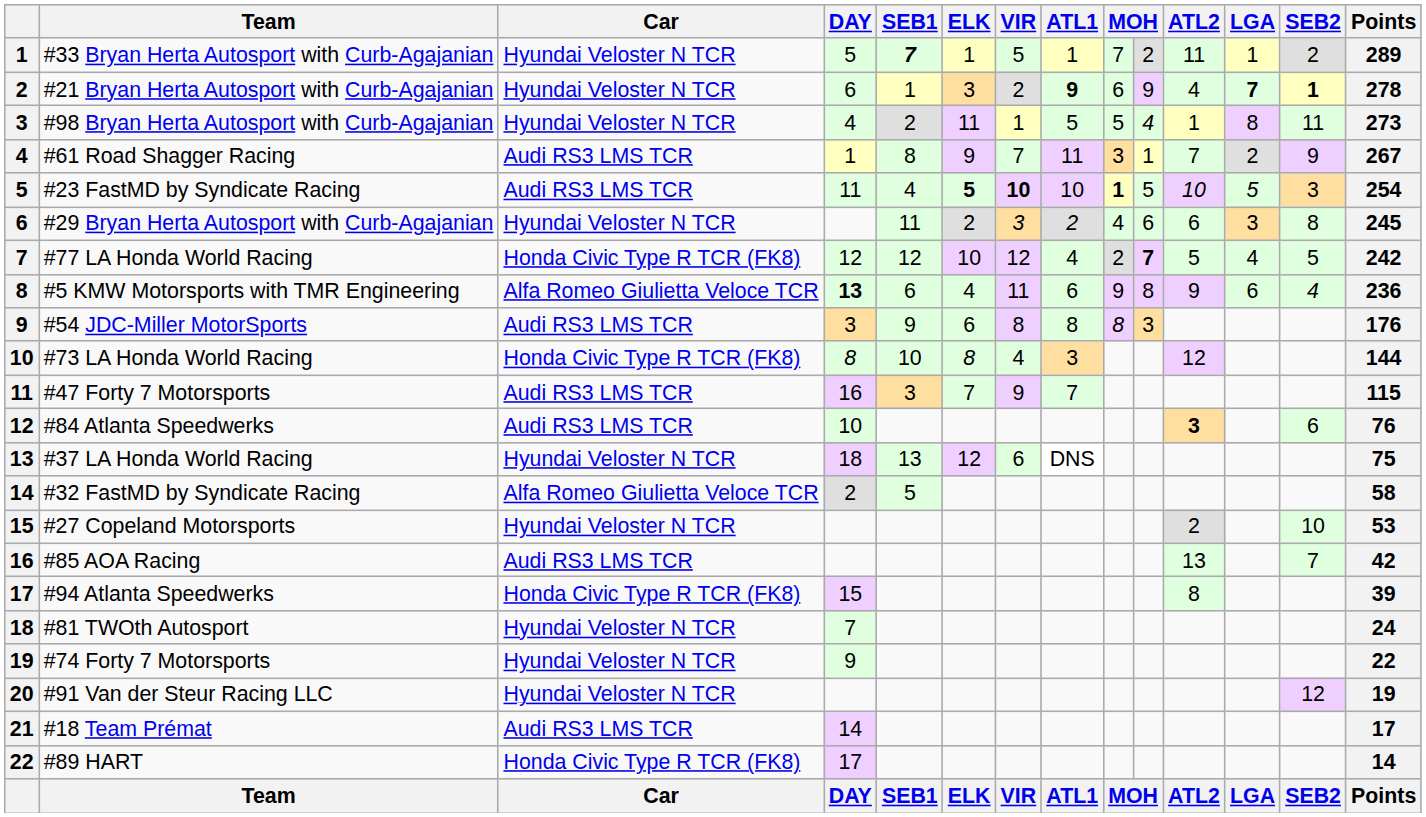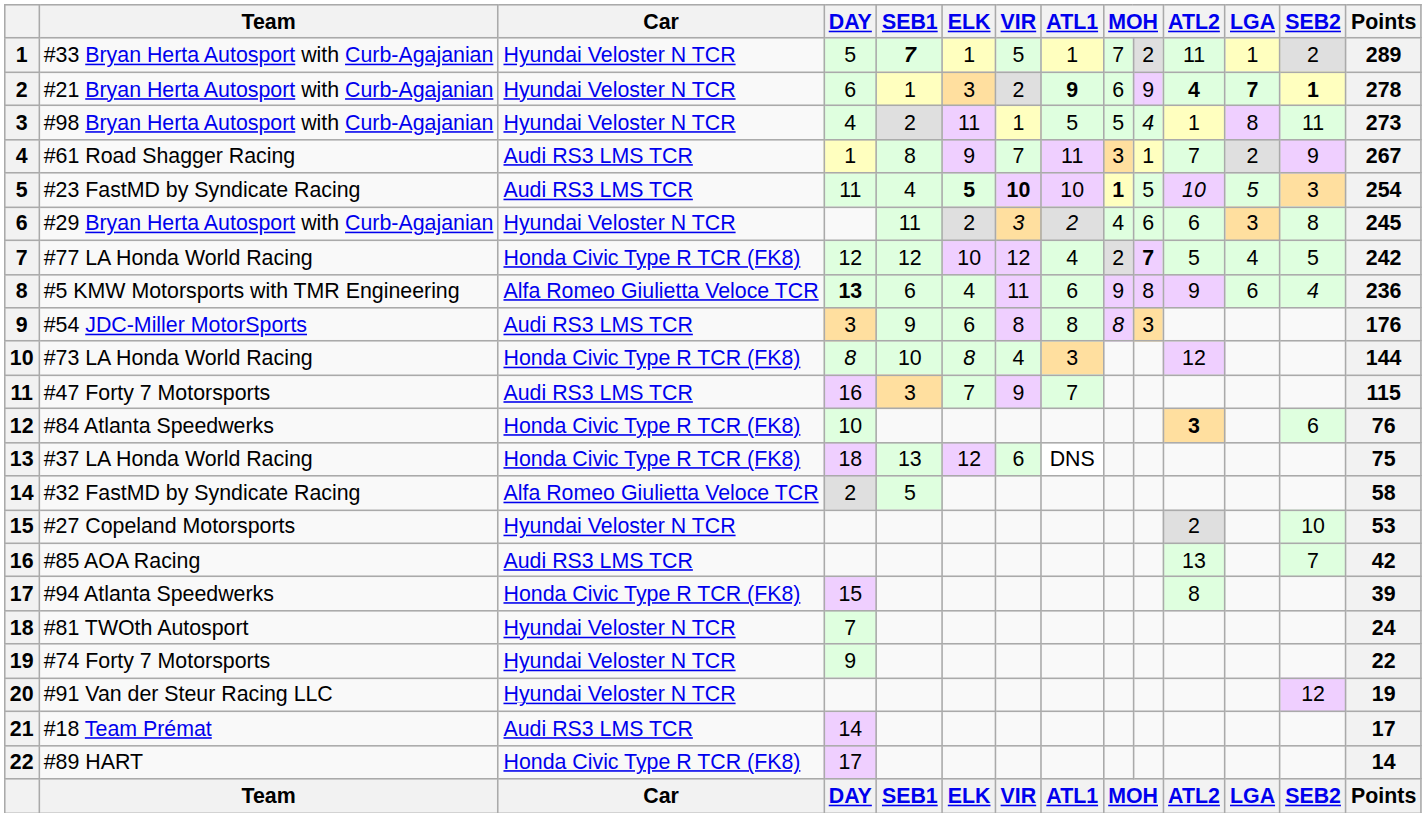(1194, 89) normal -> (1194, 89) bold
(598, 425) Audi RS3 LMS TCR -> (652, 425) Honda Civic Type R TCR (FK8)
(620, 459) Hyundai Veloster N TCR -> (652, 459) Honda Civic Type R TCR (FK8)
